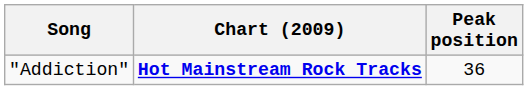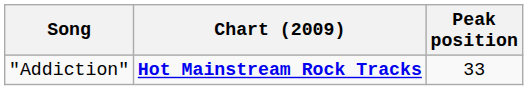(474, 70) 36 -> (474, 70) 33
